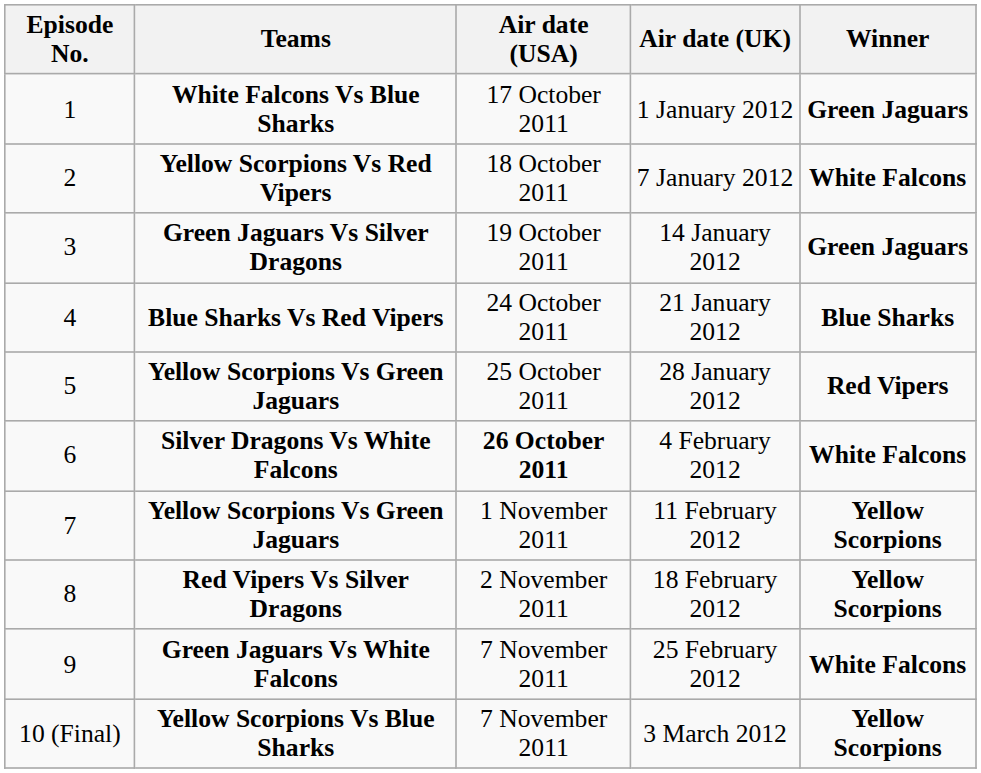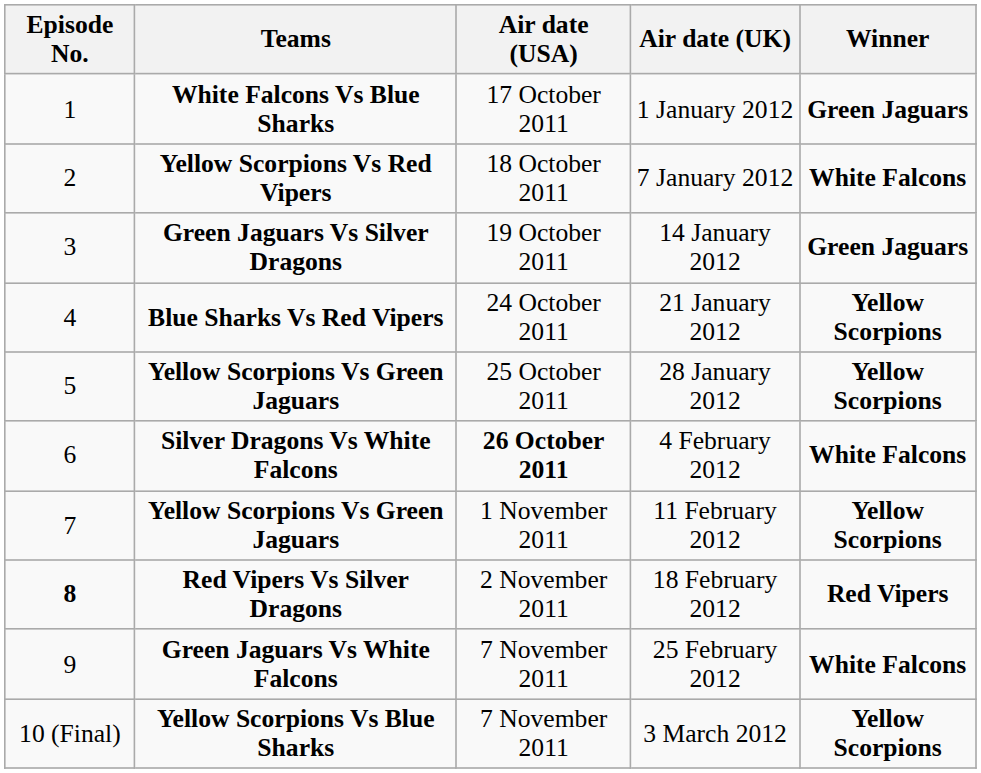(888, 316) Blue Sharks -> (888, 316) Yellow Scorpions
(888, 386) Red Vipers -> (888, 386) Yellow Scorpions
(70, 594) normal -> (70, 594) bold
(888, 594) Yellow Scorpions -> (888, 594) Red Vipers
